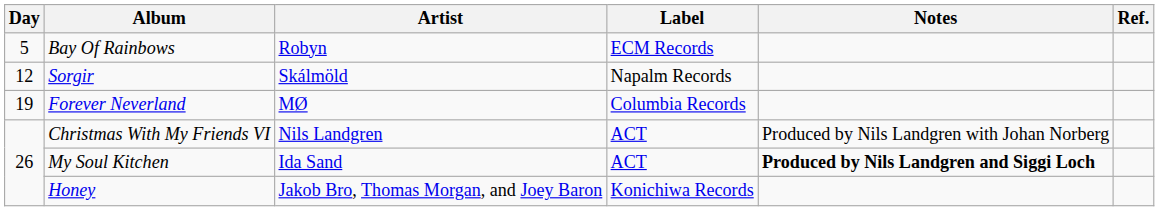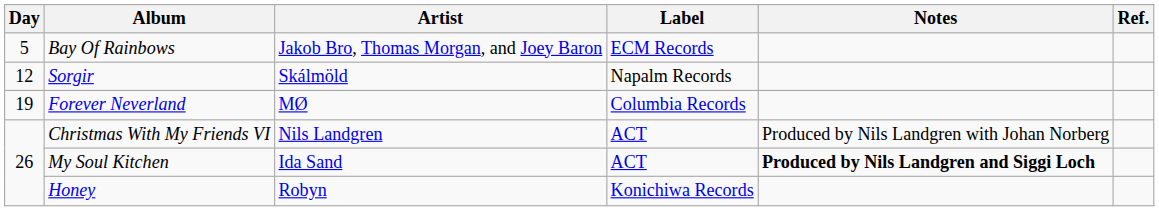(303, 47) Robyn -> (440, 47) Jakob Bro, Thomas Morgan, and Joey Baron
(440, 190) Jakob Bro, Thomas Morgan, and Joey Baron -> (303, 190) Robyn
